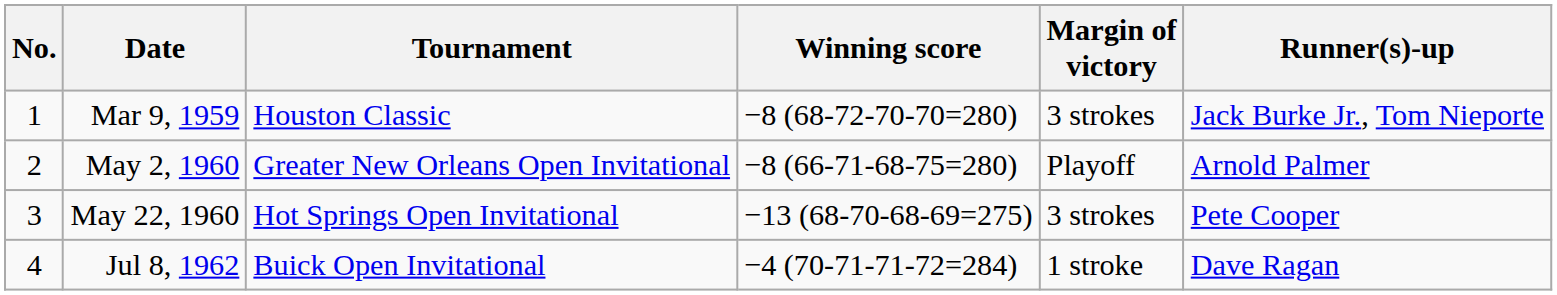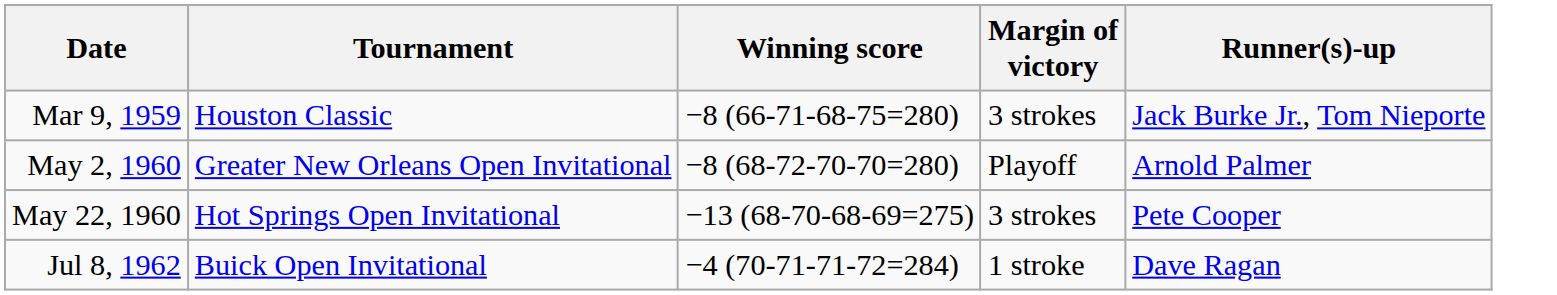- column: (34, 47)
(881, 115) −8 (68-72-70-70=280) -> (822, 115) −8 (66-71-68-75=280)
(881, 165) −8 (66-71-68-75=280) -> (822, 165) −8 (68-72-70-70=280)
